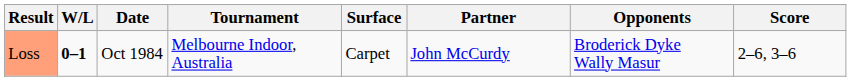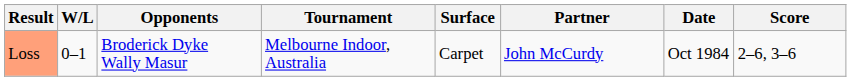columns swapped: (133, 17) <-> (652, 17)
(74, 53) bold -> (74, 53) normal
